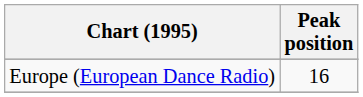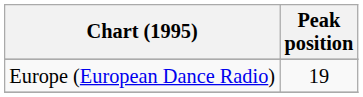(319, 75) 16 -> (319, 75) 19
